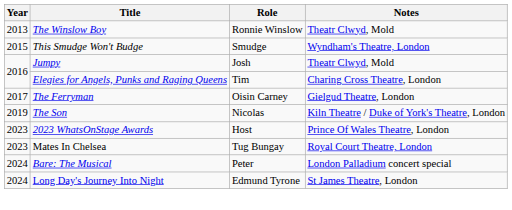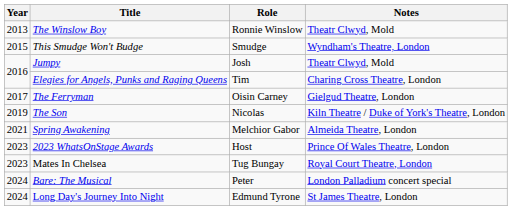+ row: (71, 130)
